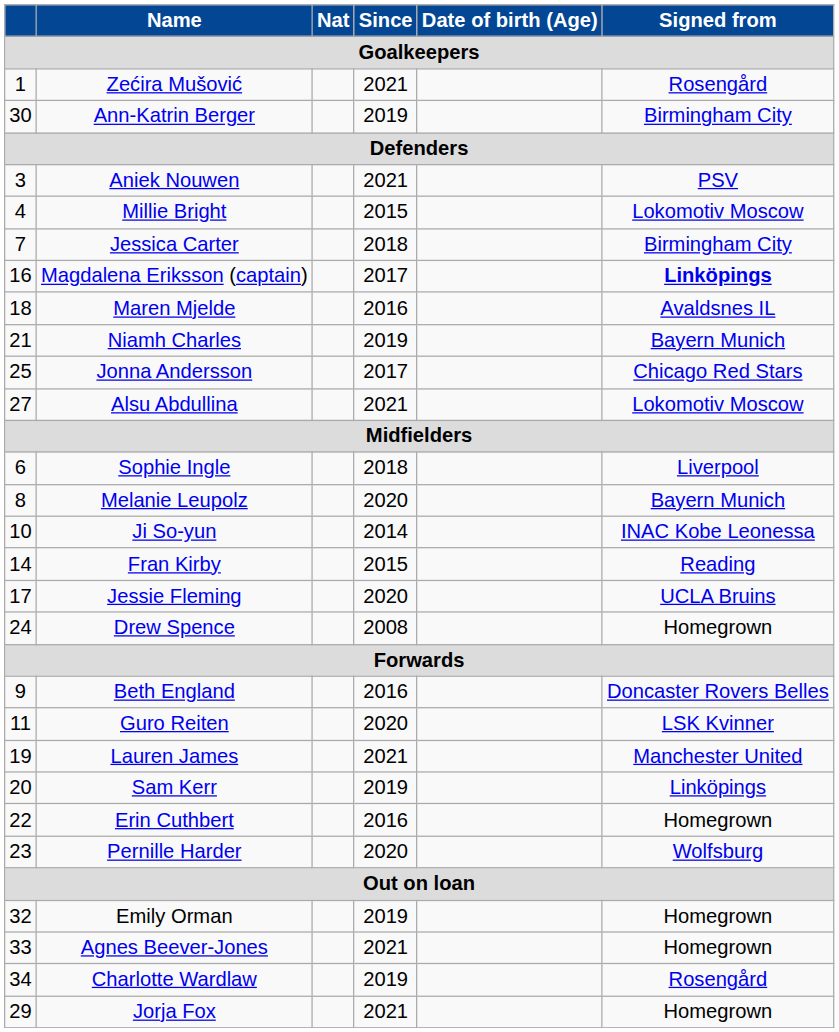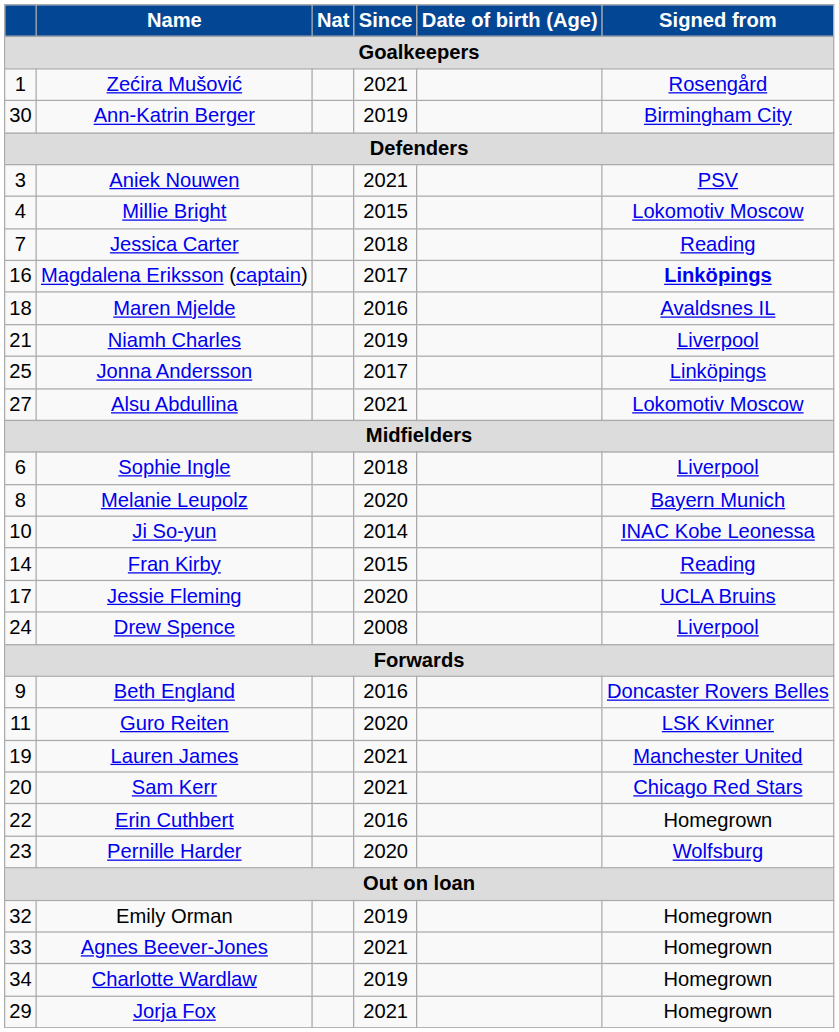(718, 244) Birmingham City -> (718, 244) Reading
(718, 340) Bayern Munich -> (718, 340) Liverpool
(718, 372) Chicago Red Stars -> (718, 372) Linköpings
(718, 627) Homegrown -> (718, 627) Liverpool
(386, 787) 2019 -> (386, 787) 2021
(718, 787) Linköpings -> (718, 787) Chicago Red Stars
(718, 979) Rosengård -> (718, 979) Homegrown
